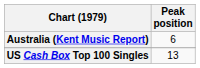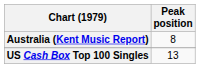(173, 39) 6 -> (173, 39) 8
